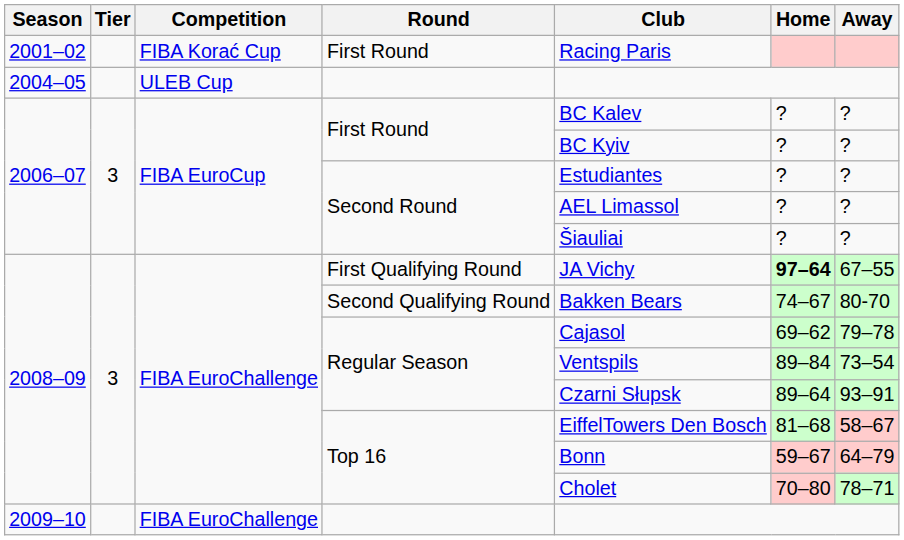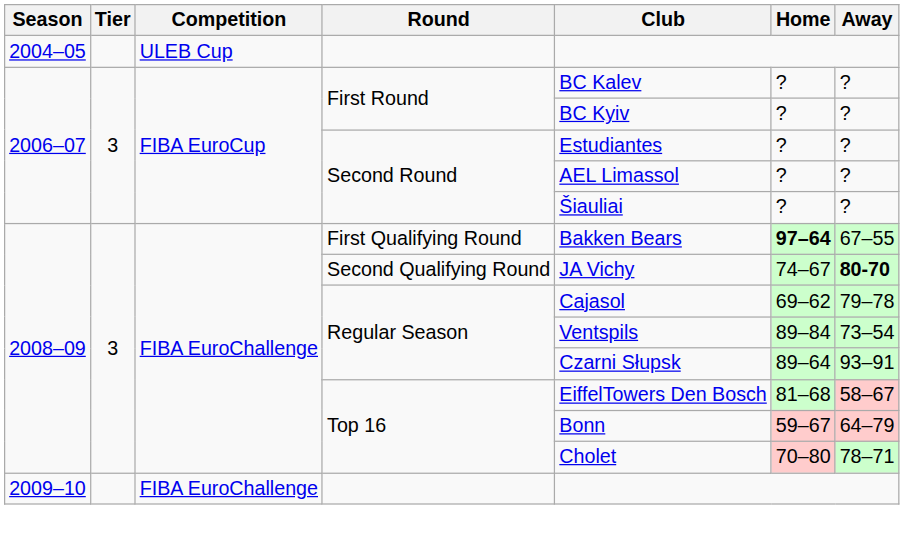- row: (47, 51)
(597, 269) JA Vichy -> (621, 238) Bakken Bears
(621, 301) Bakken Bears -> (597, 269) JA Vichy
(865, 301) normal -> (865, 269) bold
